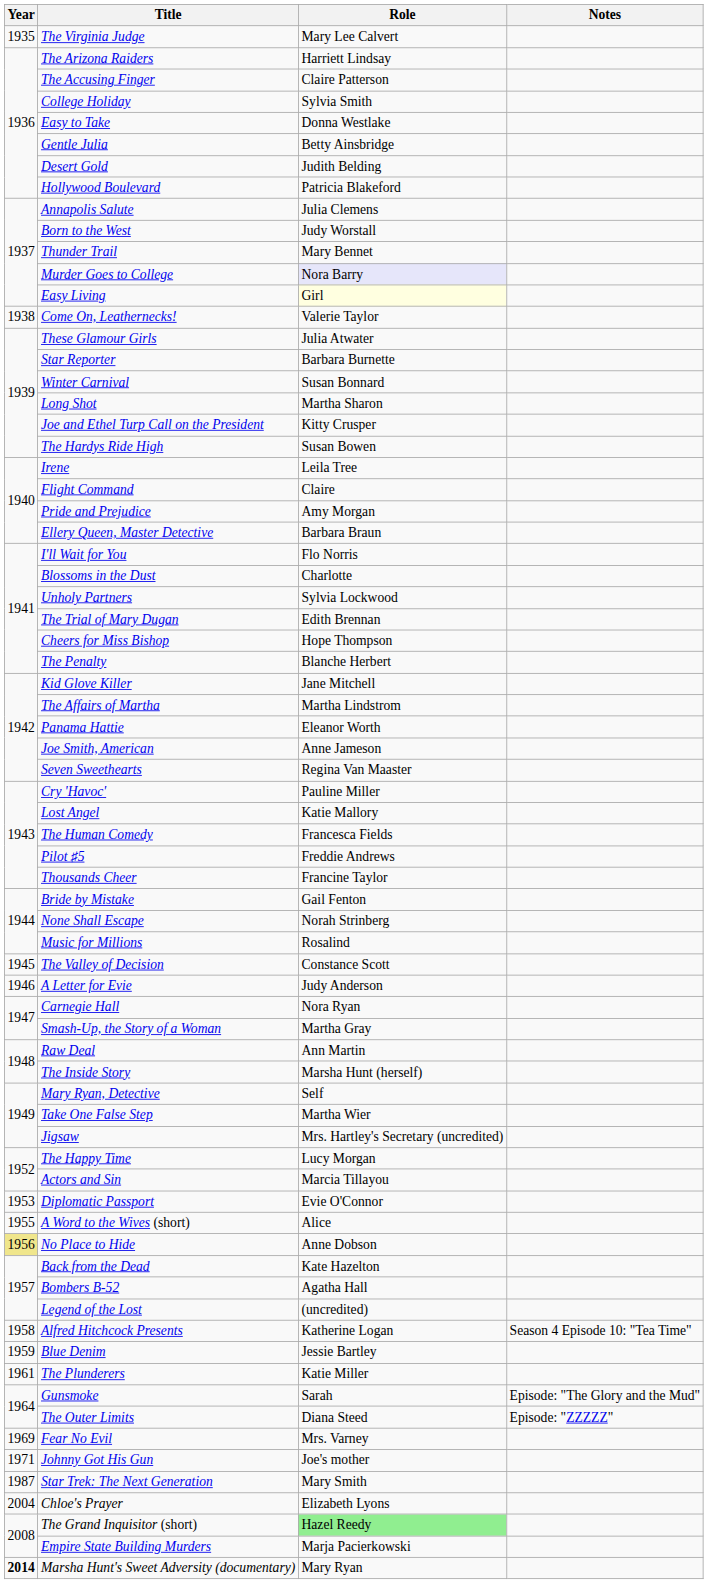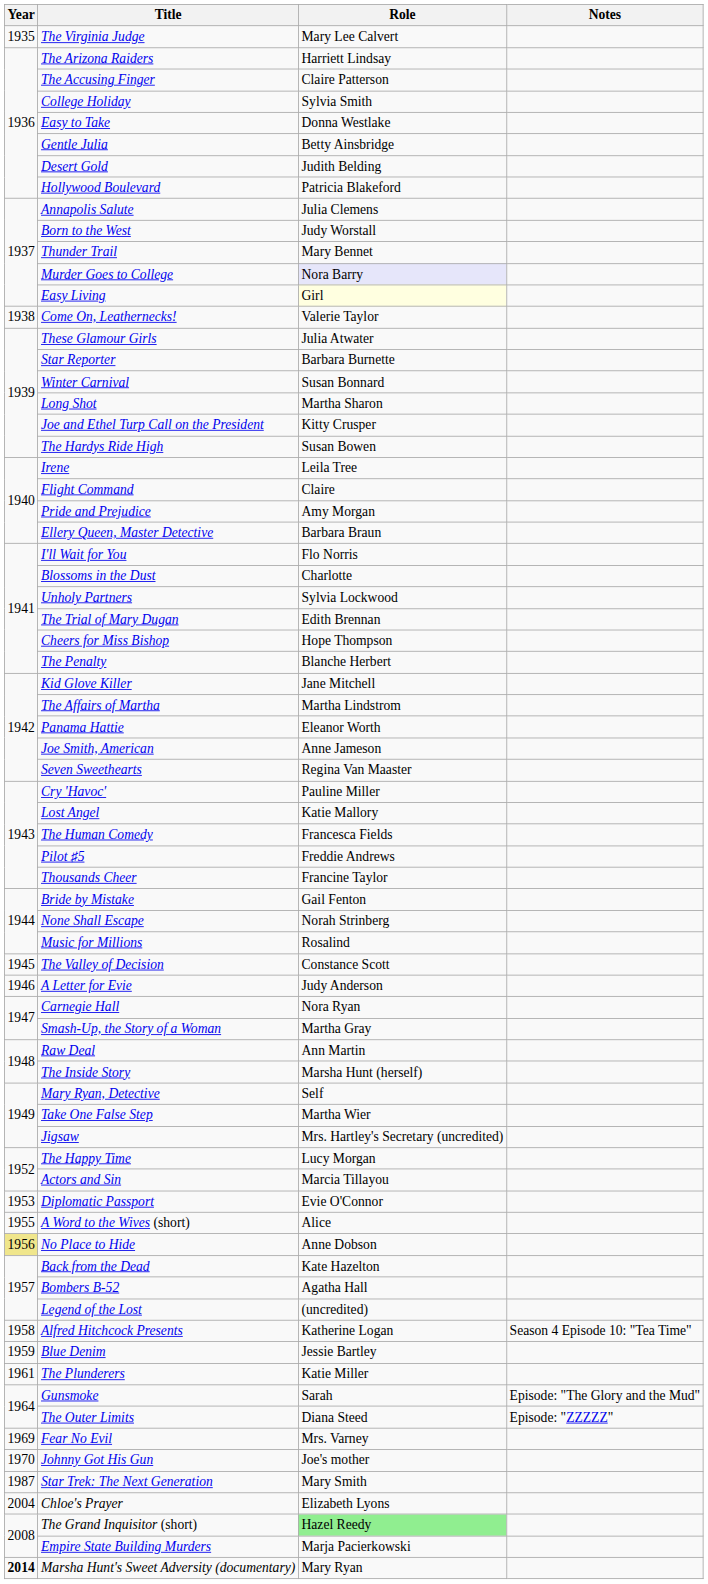(21, 1460) 1971 -> (21, 1460) 1970
